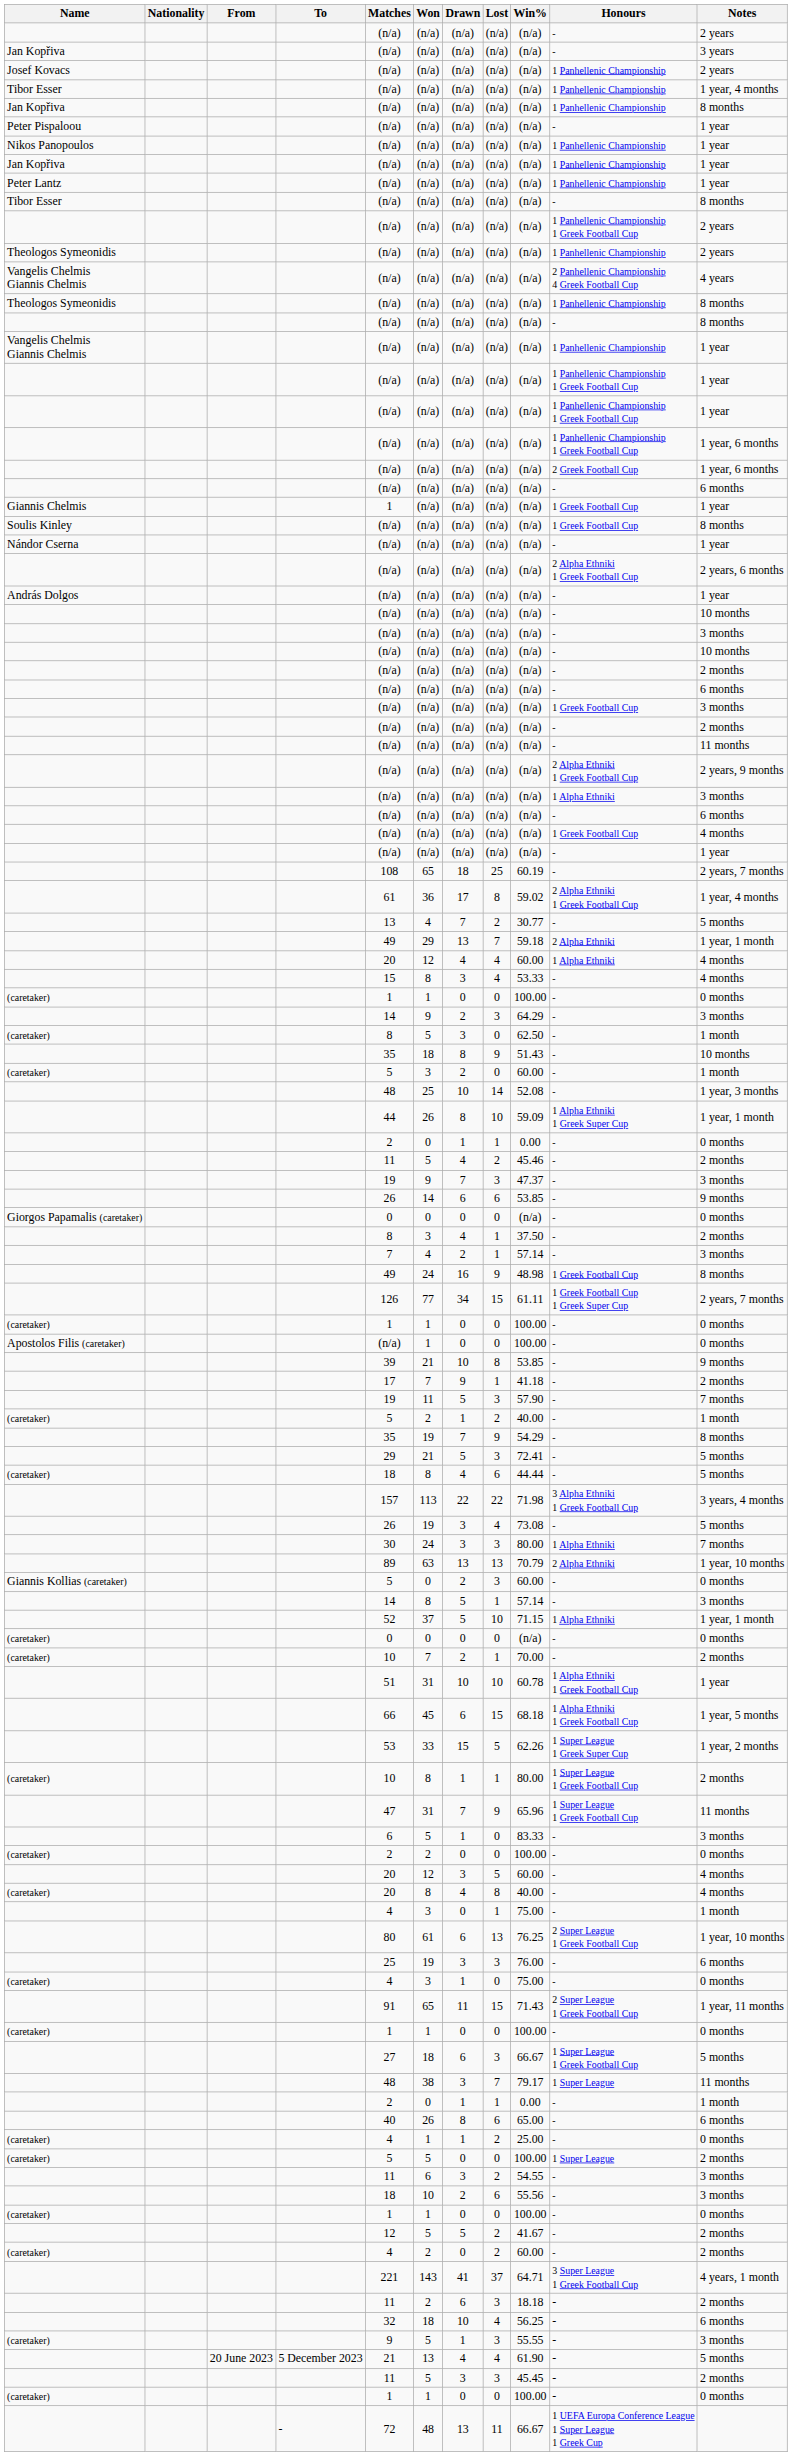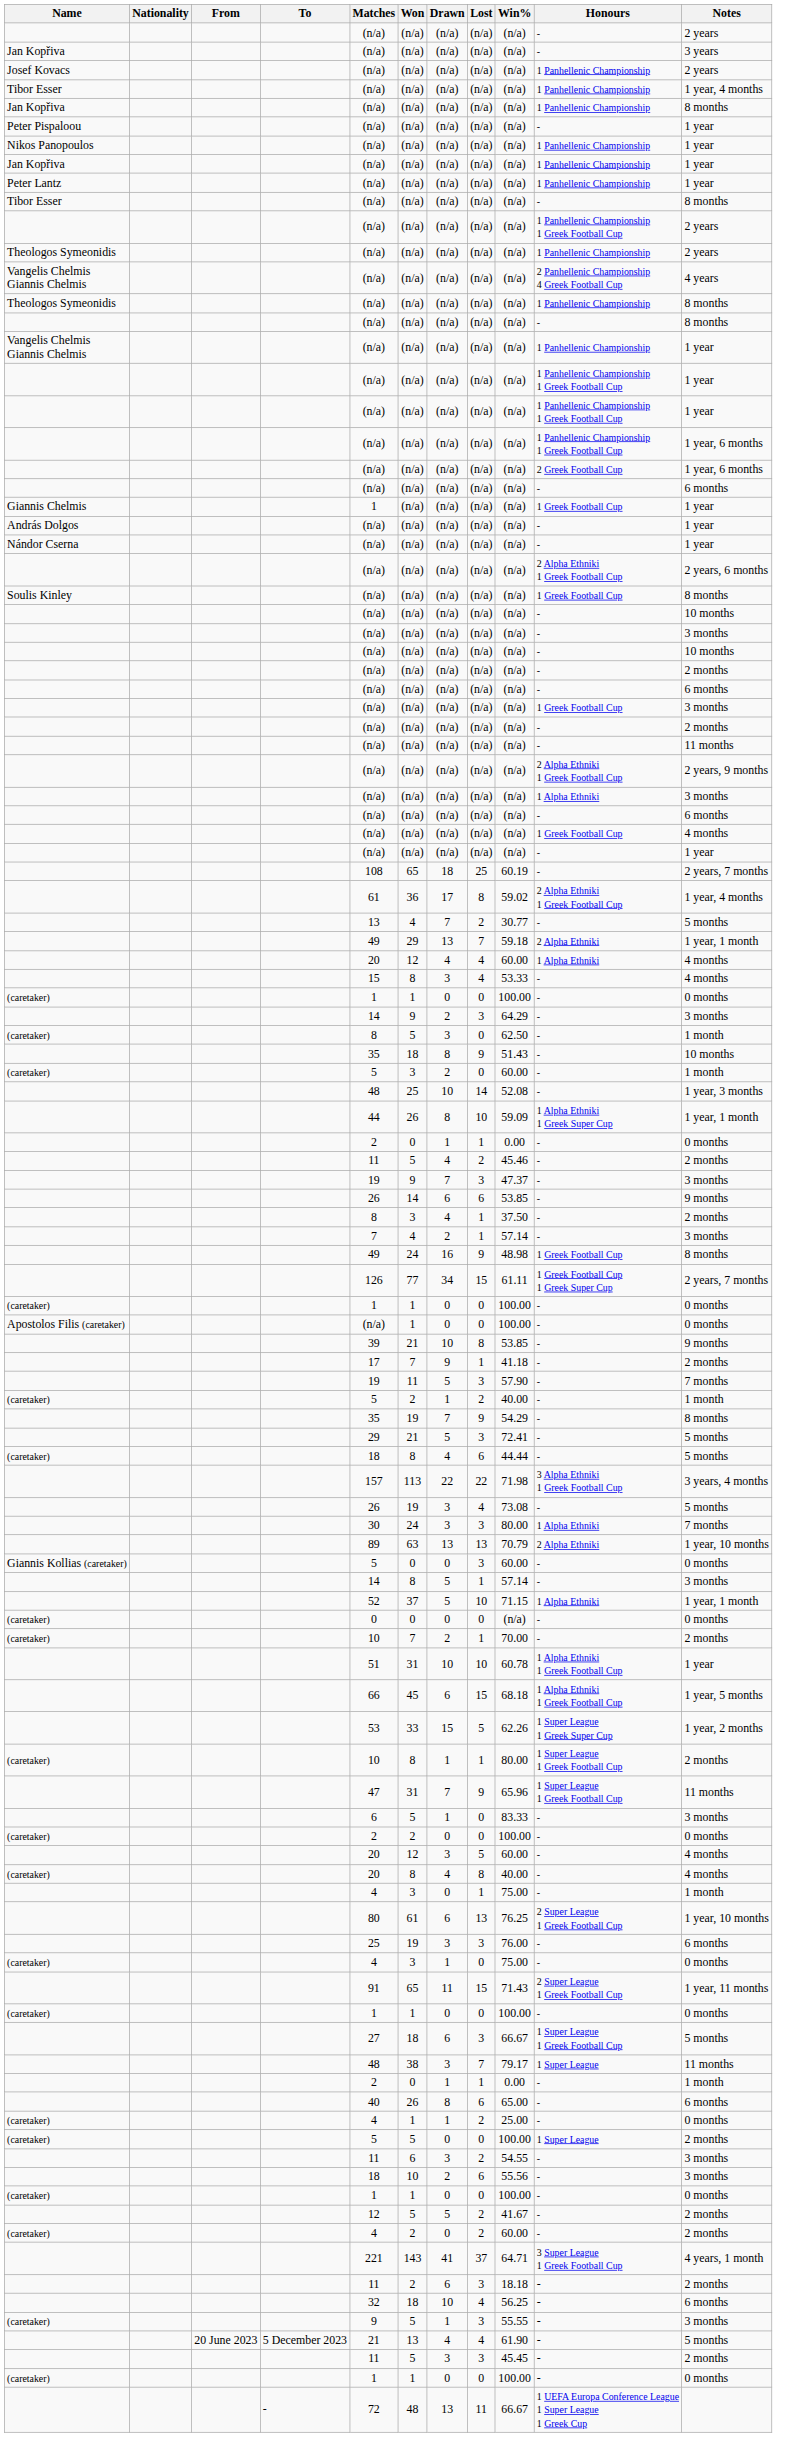rows swapped: (43, 595) <-> (39, 525)
- row: (75, 1217)
(463, 1582) 2 -> (447, 1563) 0
